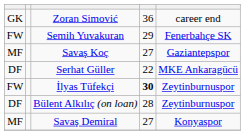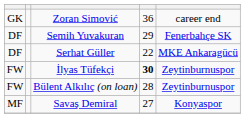(15, 35) FW -> (15, 35) DF
- row: (85, 52)
(15, 104) DF -> (15, 87) FW
